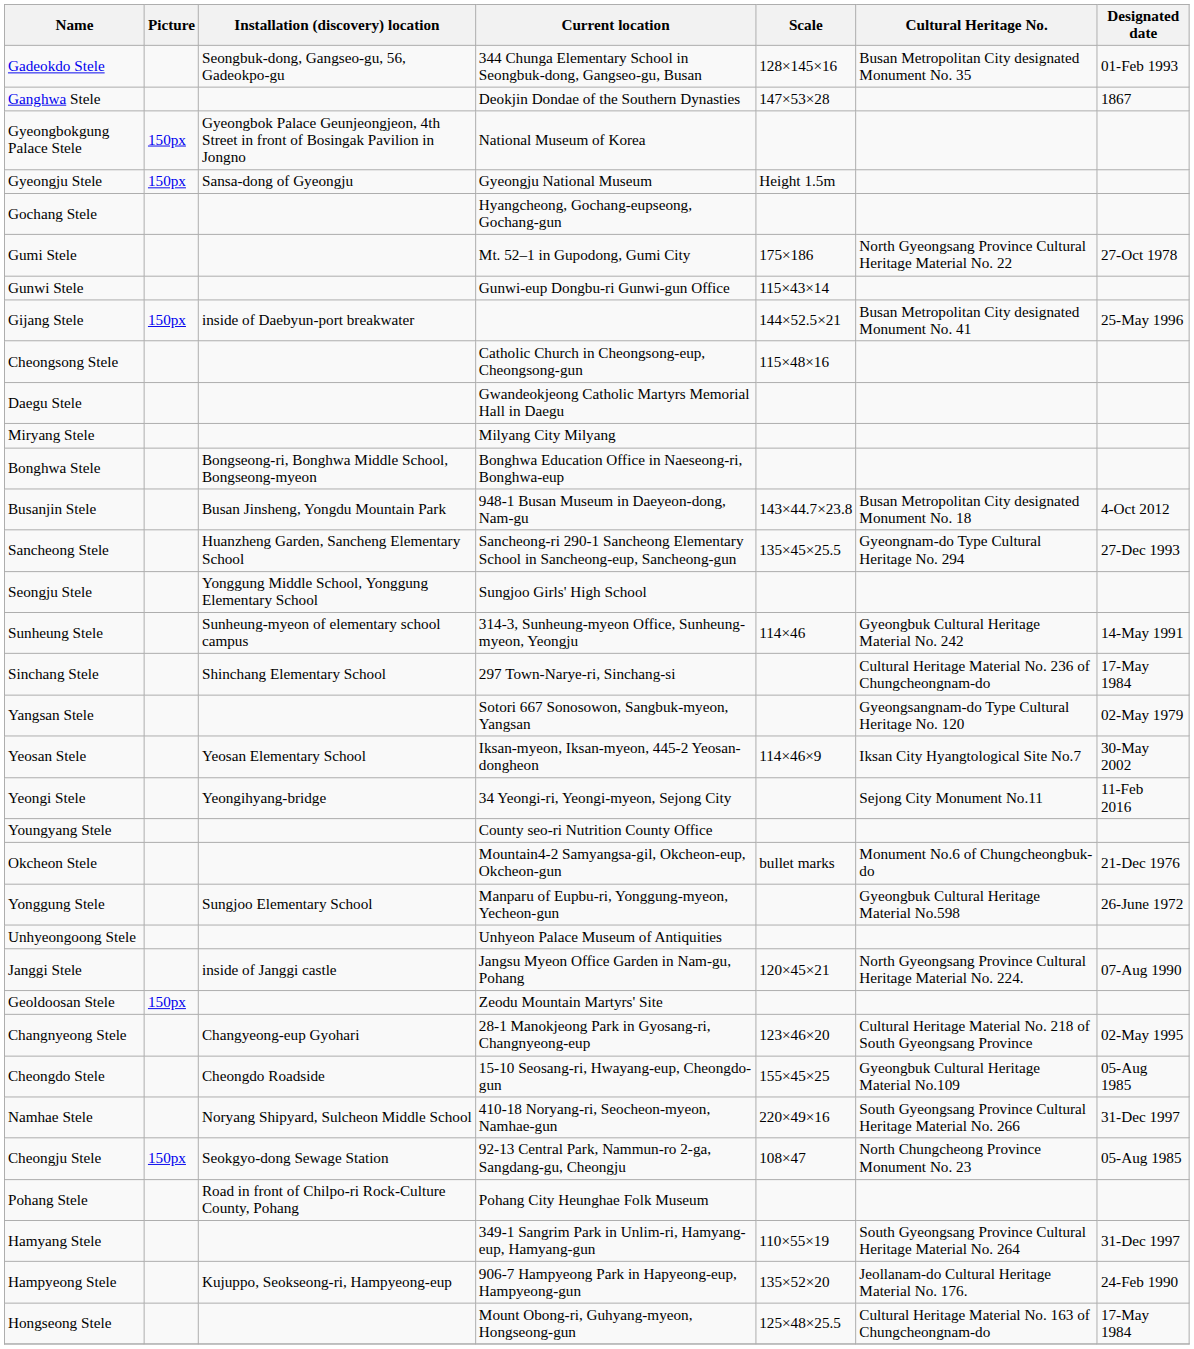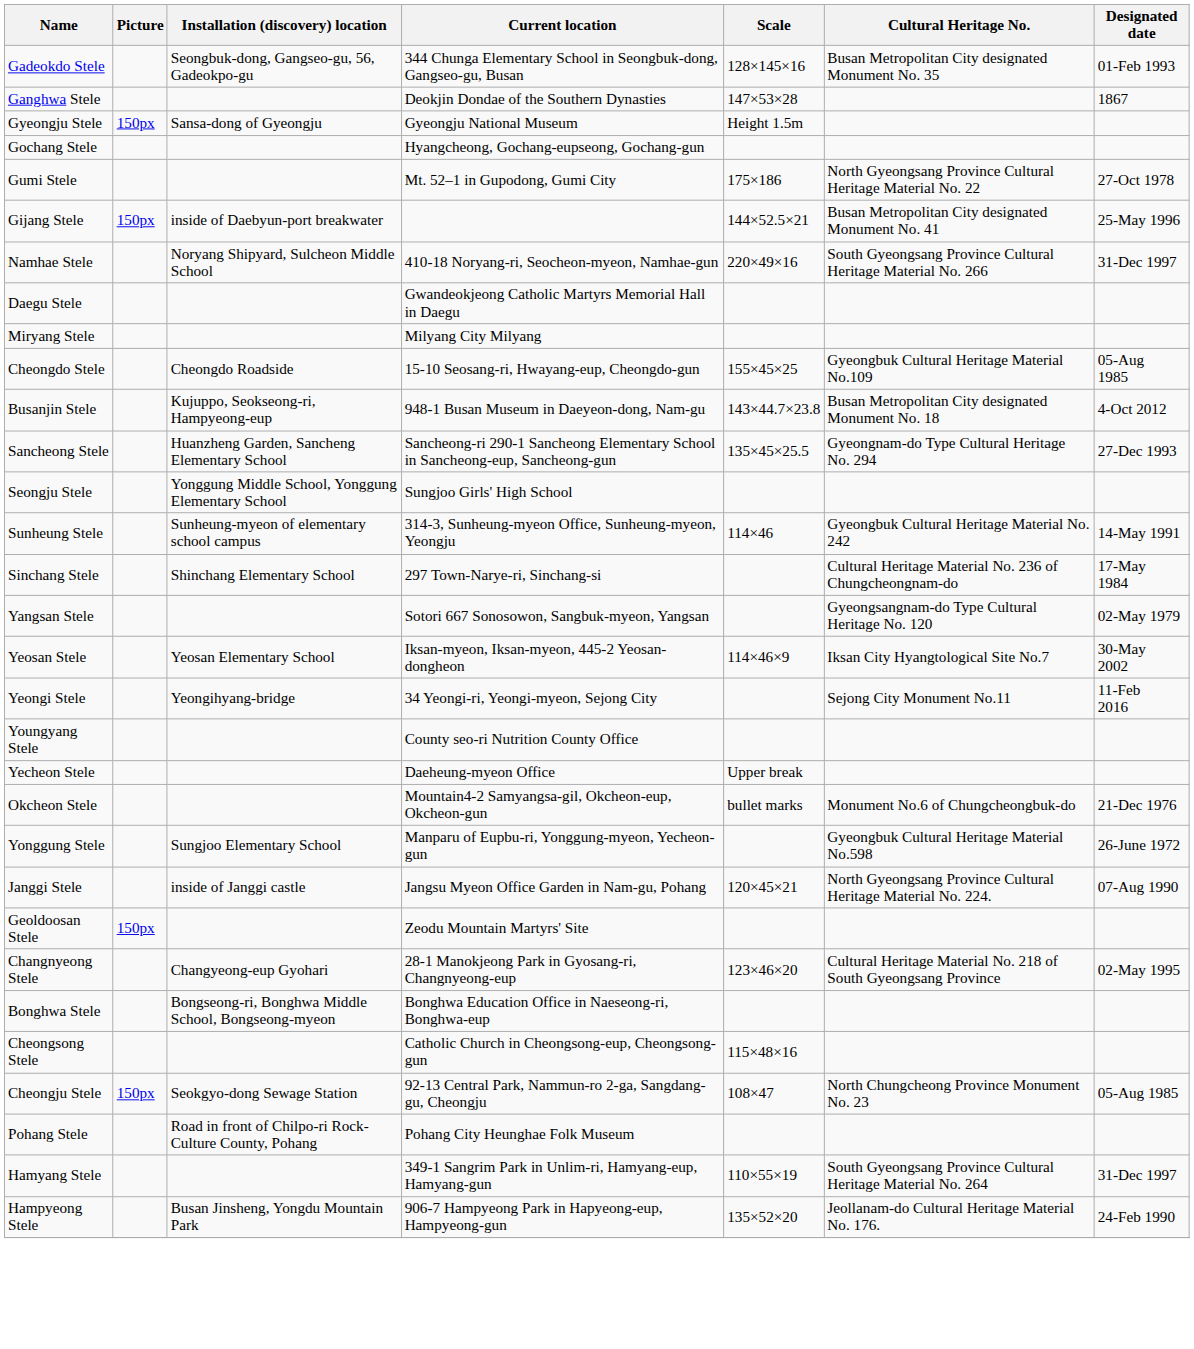- row: (59, 140)
- row: (46, 287)
rows swapped: (50, 1117) <-> (63, 361)
rows swapped: (54, 468) <-> (56, 1076)
(324, 509) Busan Jinsheng, Yongdu Mountain Park -> (243, 409) Kujuppo, Seokseong-ri, Hampyeong-eup
+ row: (51, 772)
- row: (72, 937)
(327, 1282) Kujuppo, Seokseong-ri, Hampyeong-eup -> (277, 1216) Busan Jinsheng, Yongdu Mountain Park
- row: (60, 1323)
